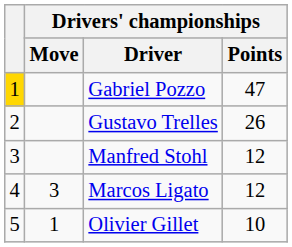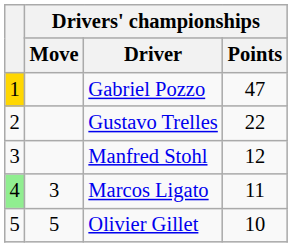(255, 122) 26 -> (255, 122) 22
(15, 190) no background -> (15, 190) lightgreen background
(255, 190) 12 -> (255, 190) 11
(54, 224) 1 -> (54, 224) 5
